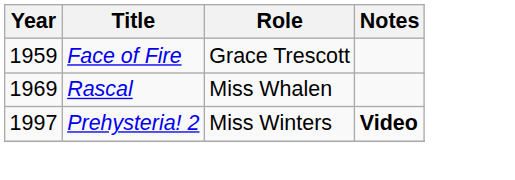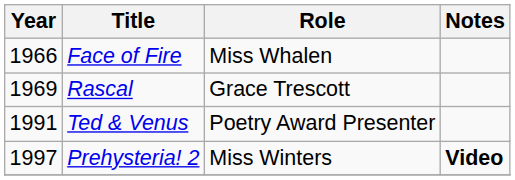(33, 55) 1959 -> (33, 55) 1966
(280, 55) Grace Trescott -> (271, 55) Miss Whalen
(271, 89) Miss Whalen -> (280, 89) Grace Trescott
+ row: (128, 123)
